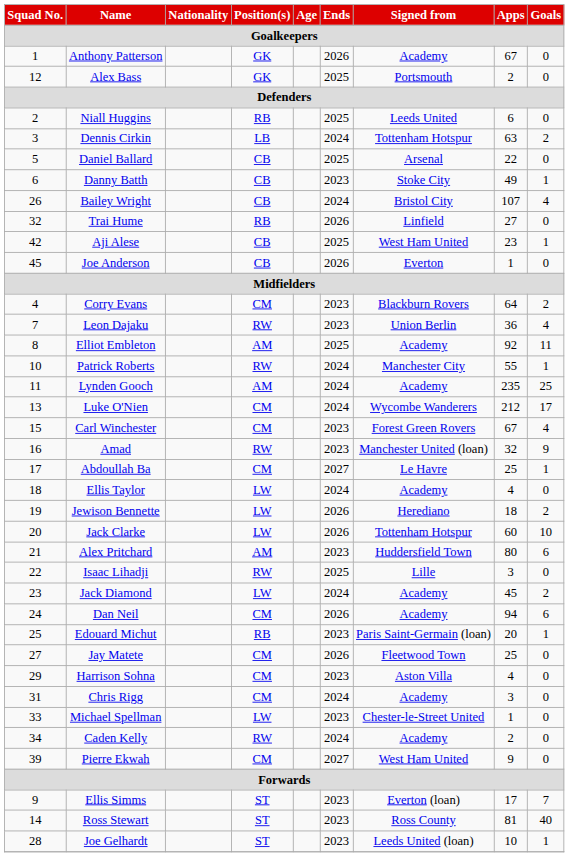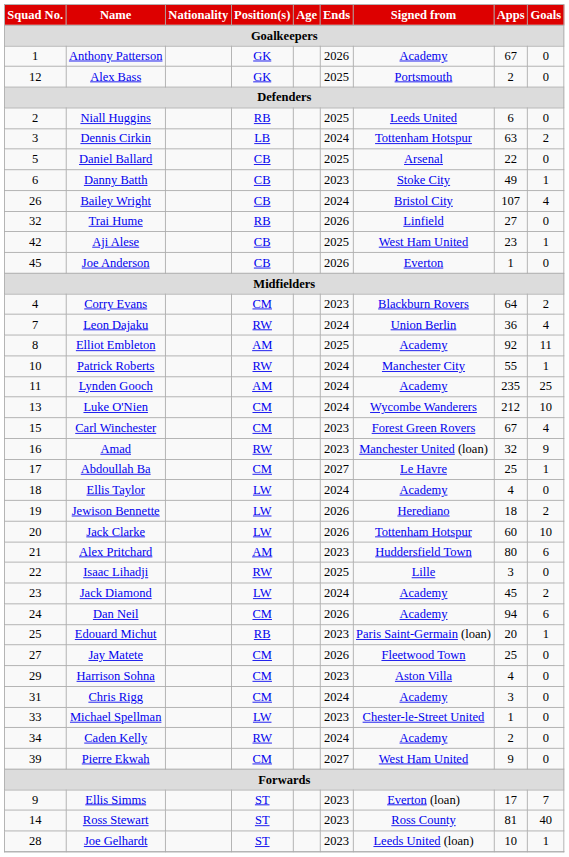(337, 325) 2023 -> (337, 325) 2024
(546, 407) 17 -> (546, 407) 10
